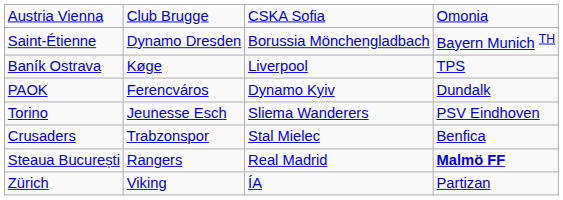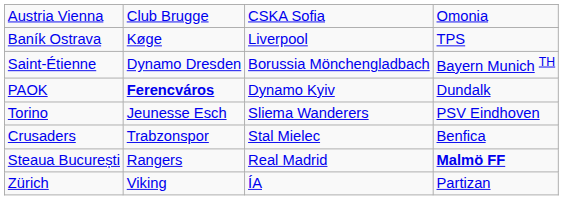rows swapped: (54, 66) <-> (52, 41)
(168, 90) normal -> (171, 90) bold
